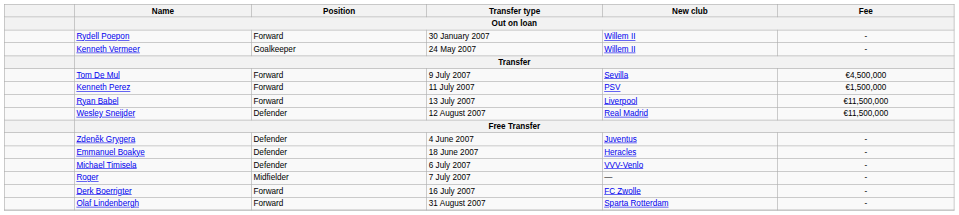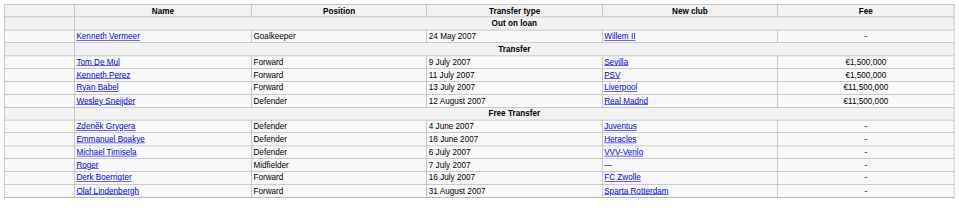- row: (103, 36)
(866, 75) €4,500,000 -> (866, 62) €1,500,000
